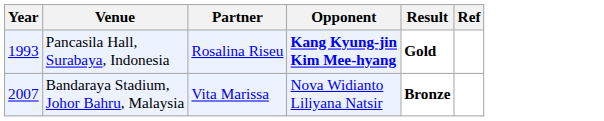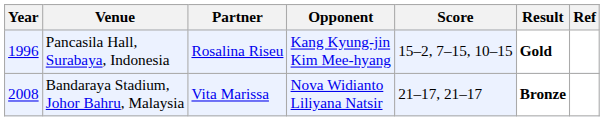+ column: (455, 17)
(23, 51) 1993 -> (23, 51) 1996
(344, 51) bold -> (341, 51) normal
(23, 94) 2007 -> (23, 94) 2008
